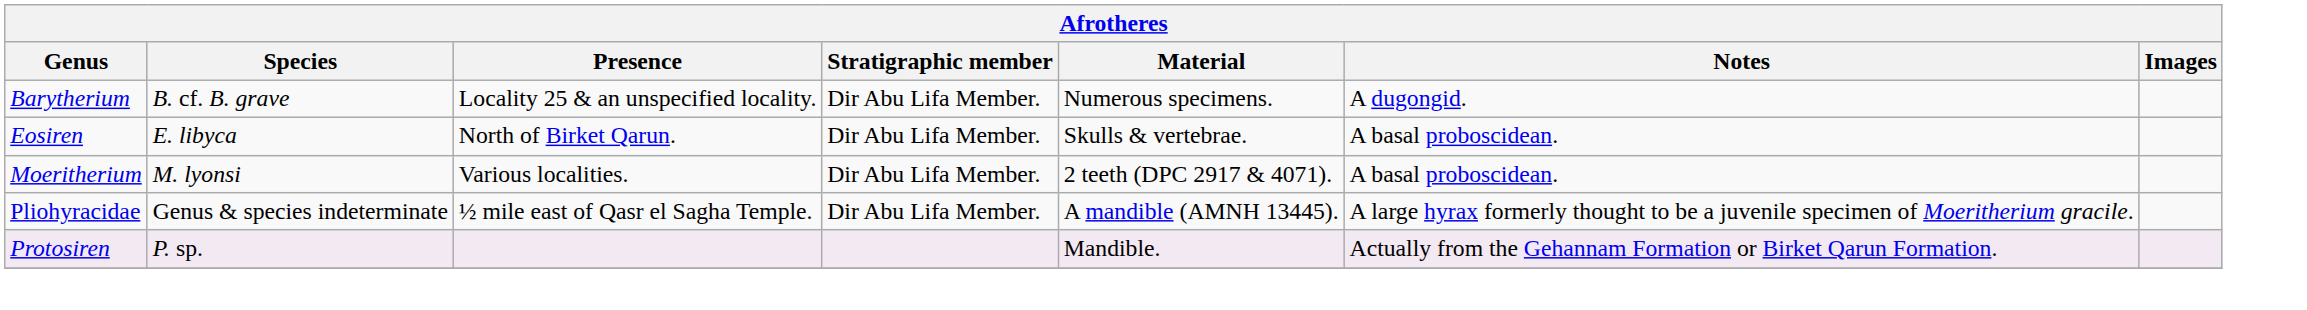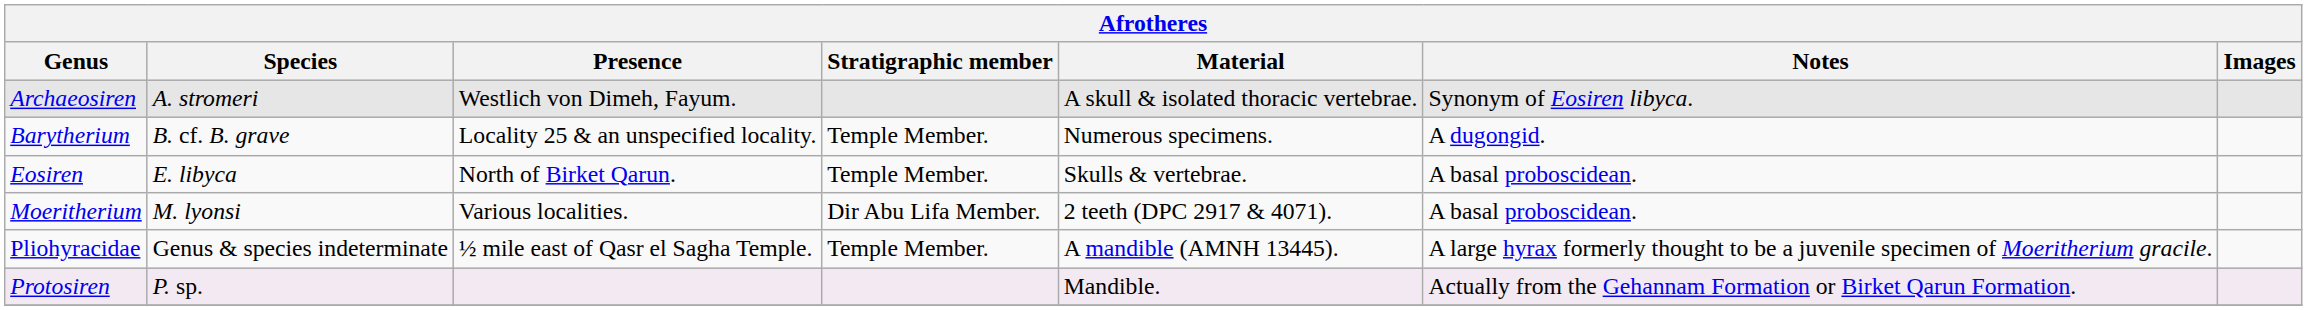+ row: (73, 98)
(934, 98) Dir Abu Lifa Member. -> (908, 135) Temple Member.
(934, 135) Dir Abu Lifa Member. -> (908, 173) Temple Member.
(934, 211) Dir Abu Lifa Member. -> (908, 248) Temple Member.
